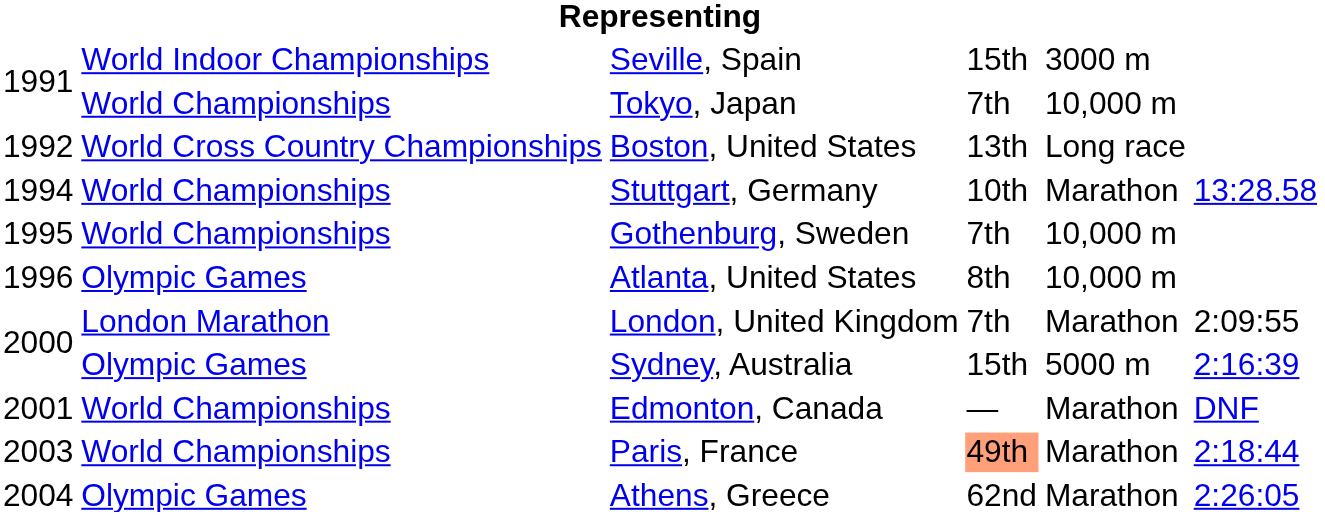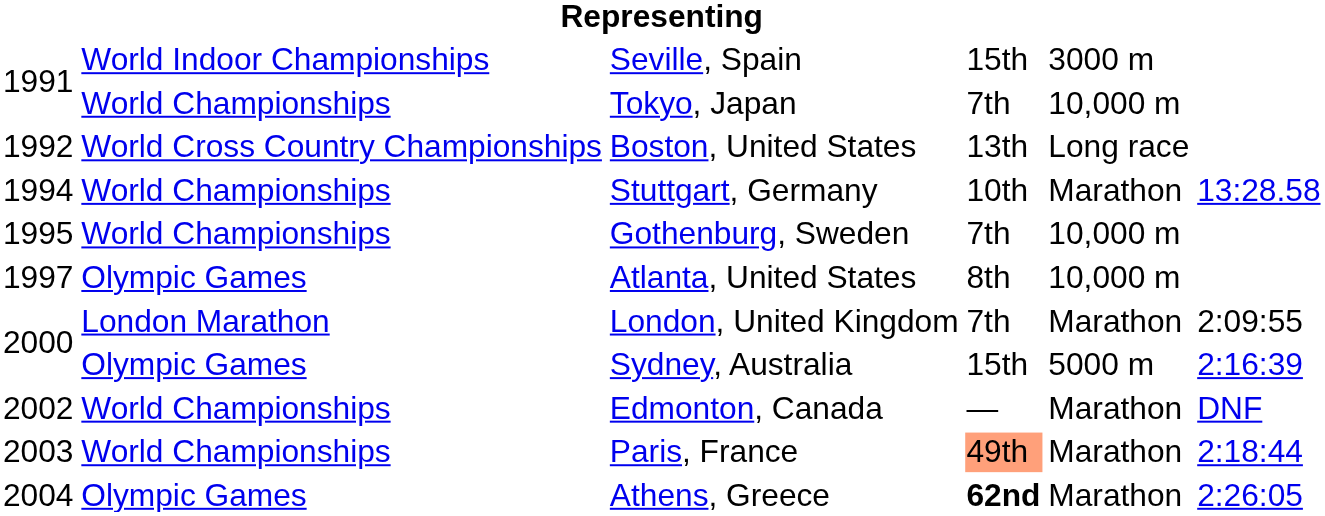(38, 277) 1996 -> (38, 277) 1997
(38, 408) 2001 -> (38, 408) 2002
(1002, 495) normal -> (1003, 495) bold
